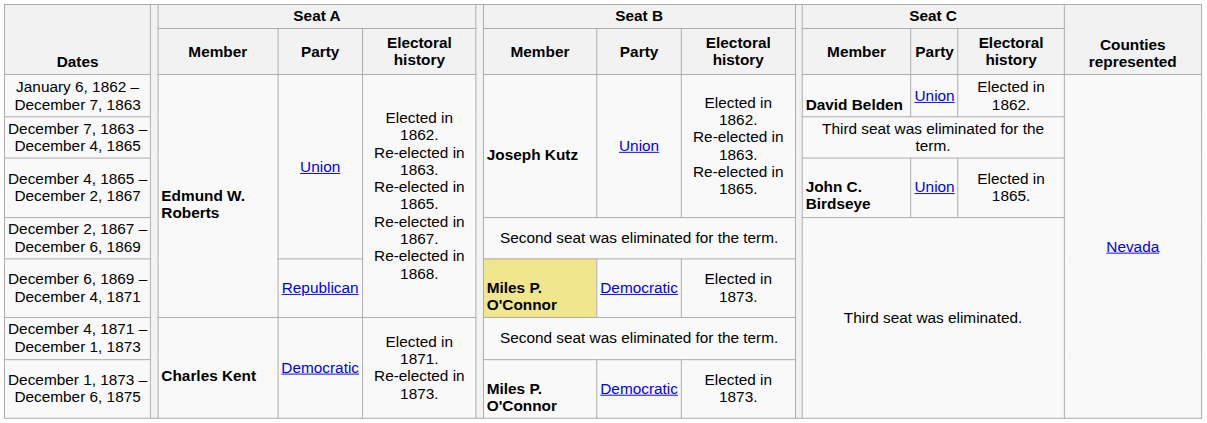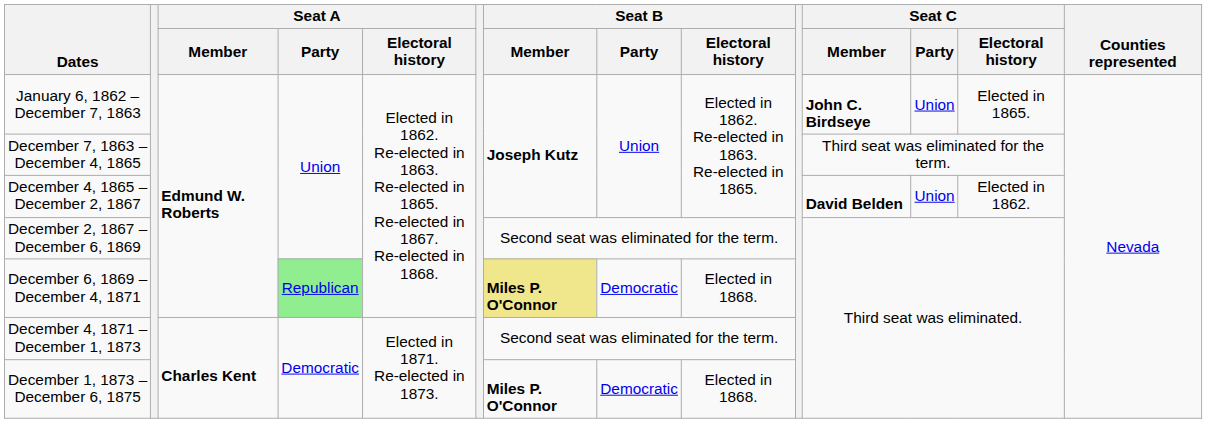(854, 104) David Belden -> (838, 113) John C. Birdseye
(1011, 95) Elected in 1862. -> (1011, 104) Elected in 1865.
(838, 196) John C. Birdseye -> (854, 204) David Belden
(1011, 187) Elected in 1865. -> (1011, 196) Elected in 1862.
(320, 288) no background -> (320, 288) lightgreen background
(738, 288) Elected in 1873. -> (738, 288) Elected in 1868.
(738, 388) Elected in 1873. -> (738, 388) Elected in 1868.
